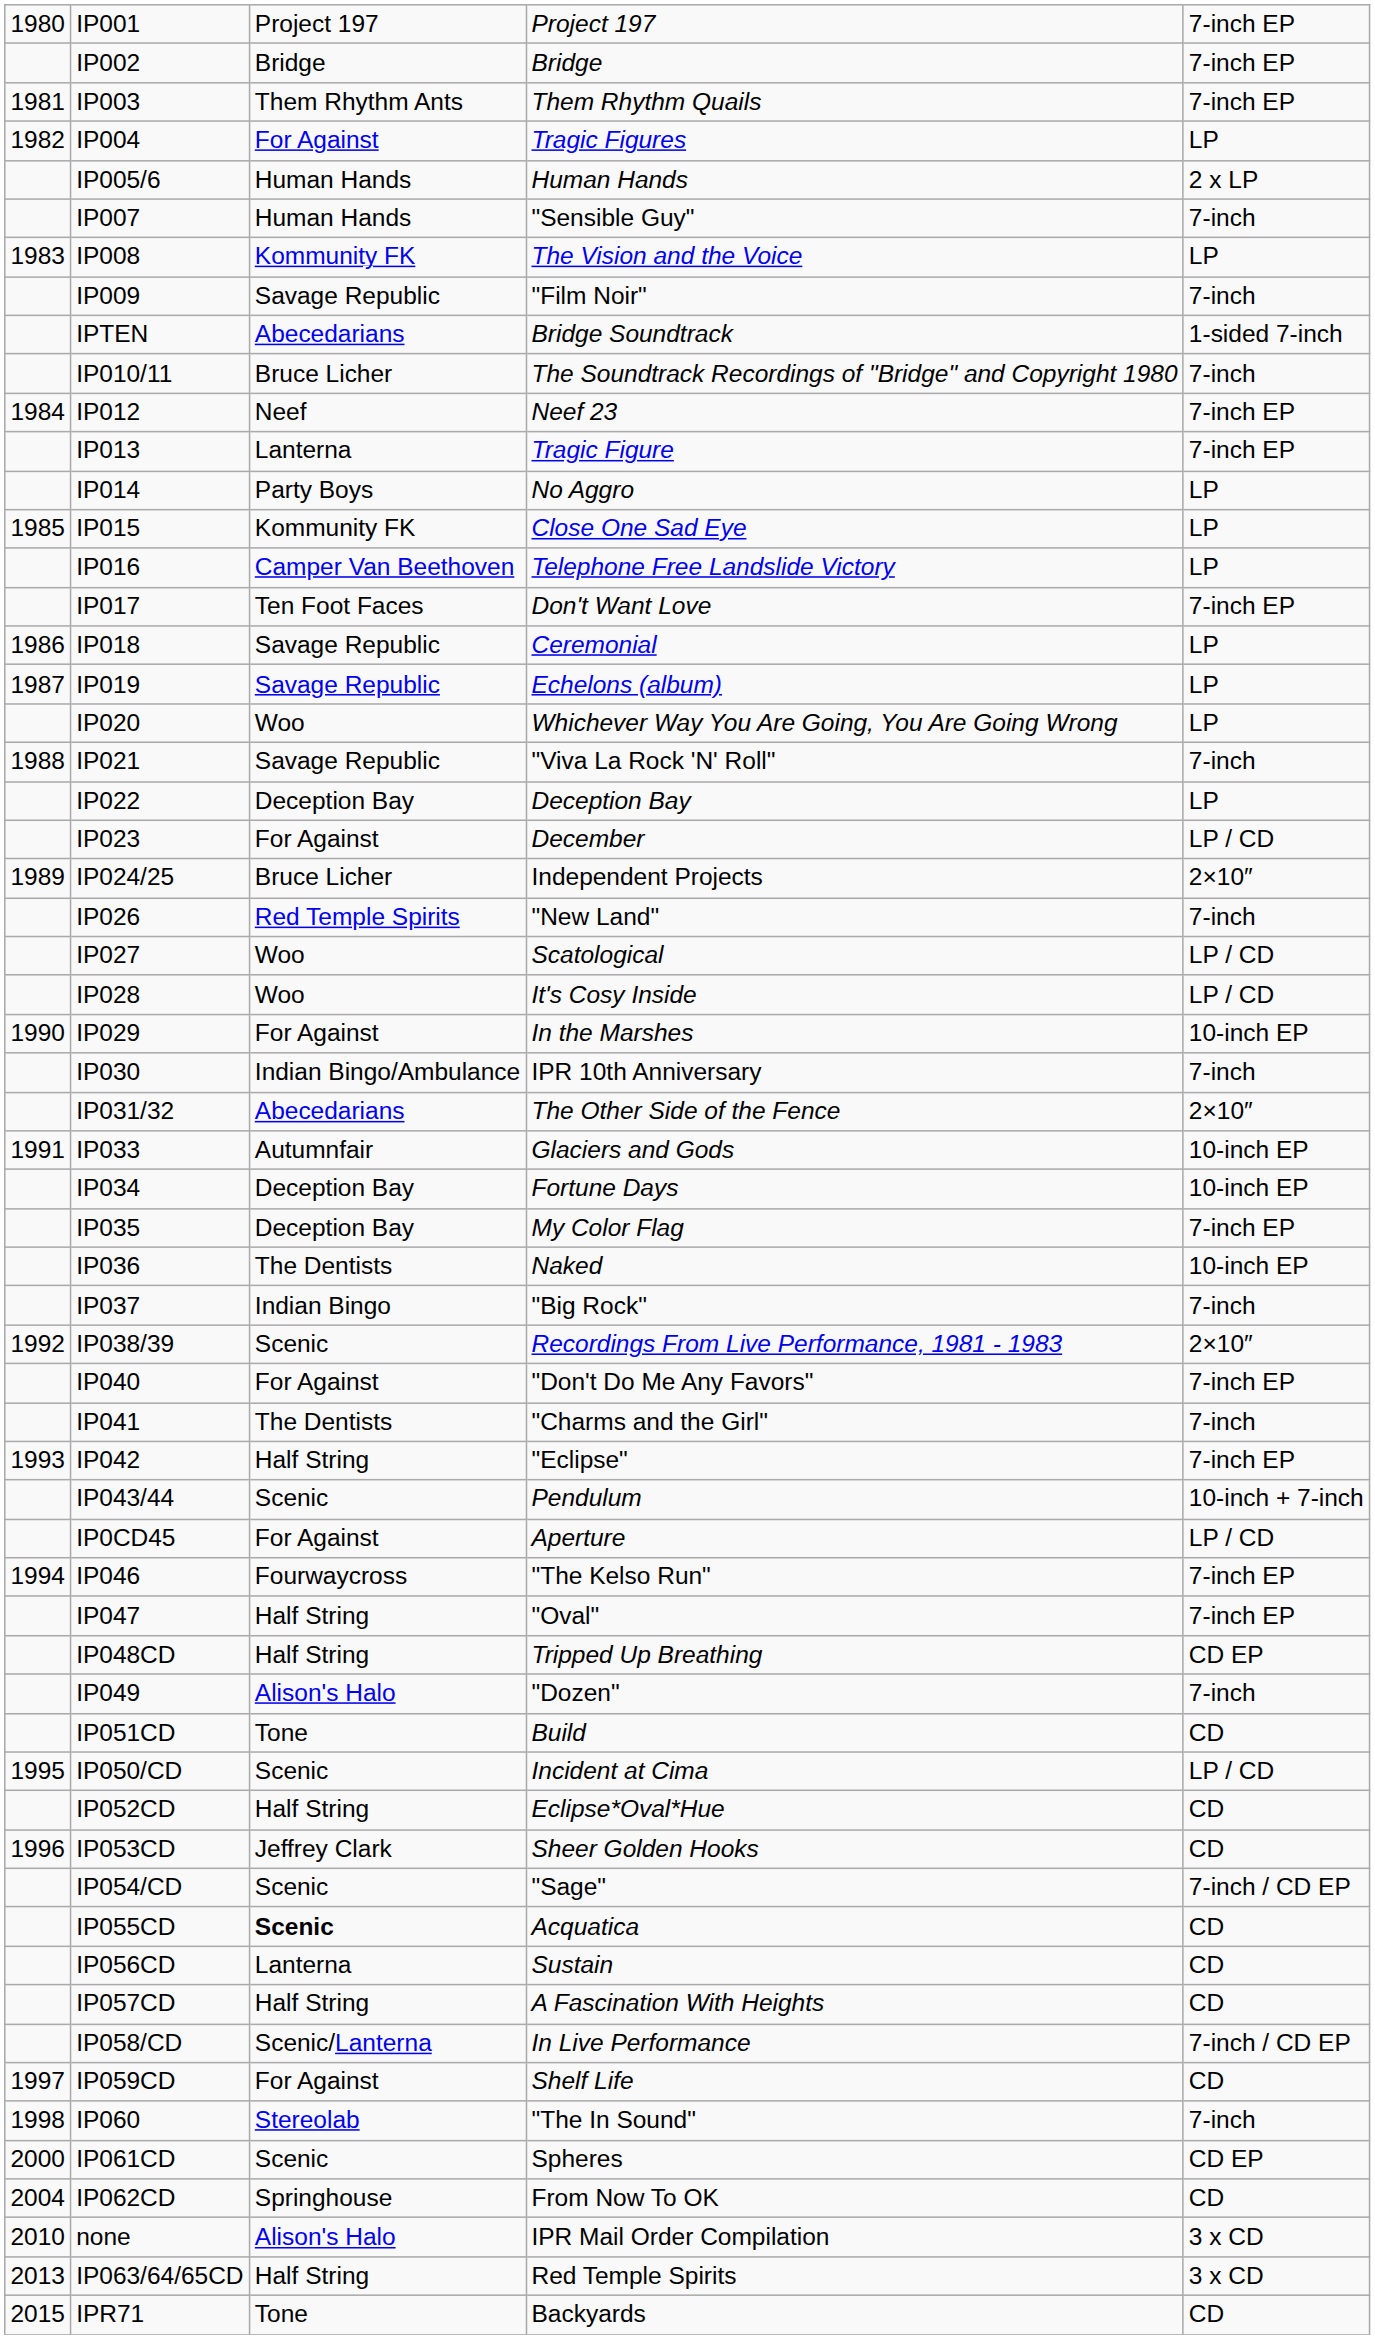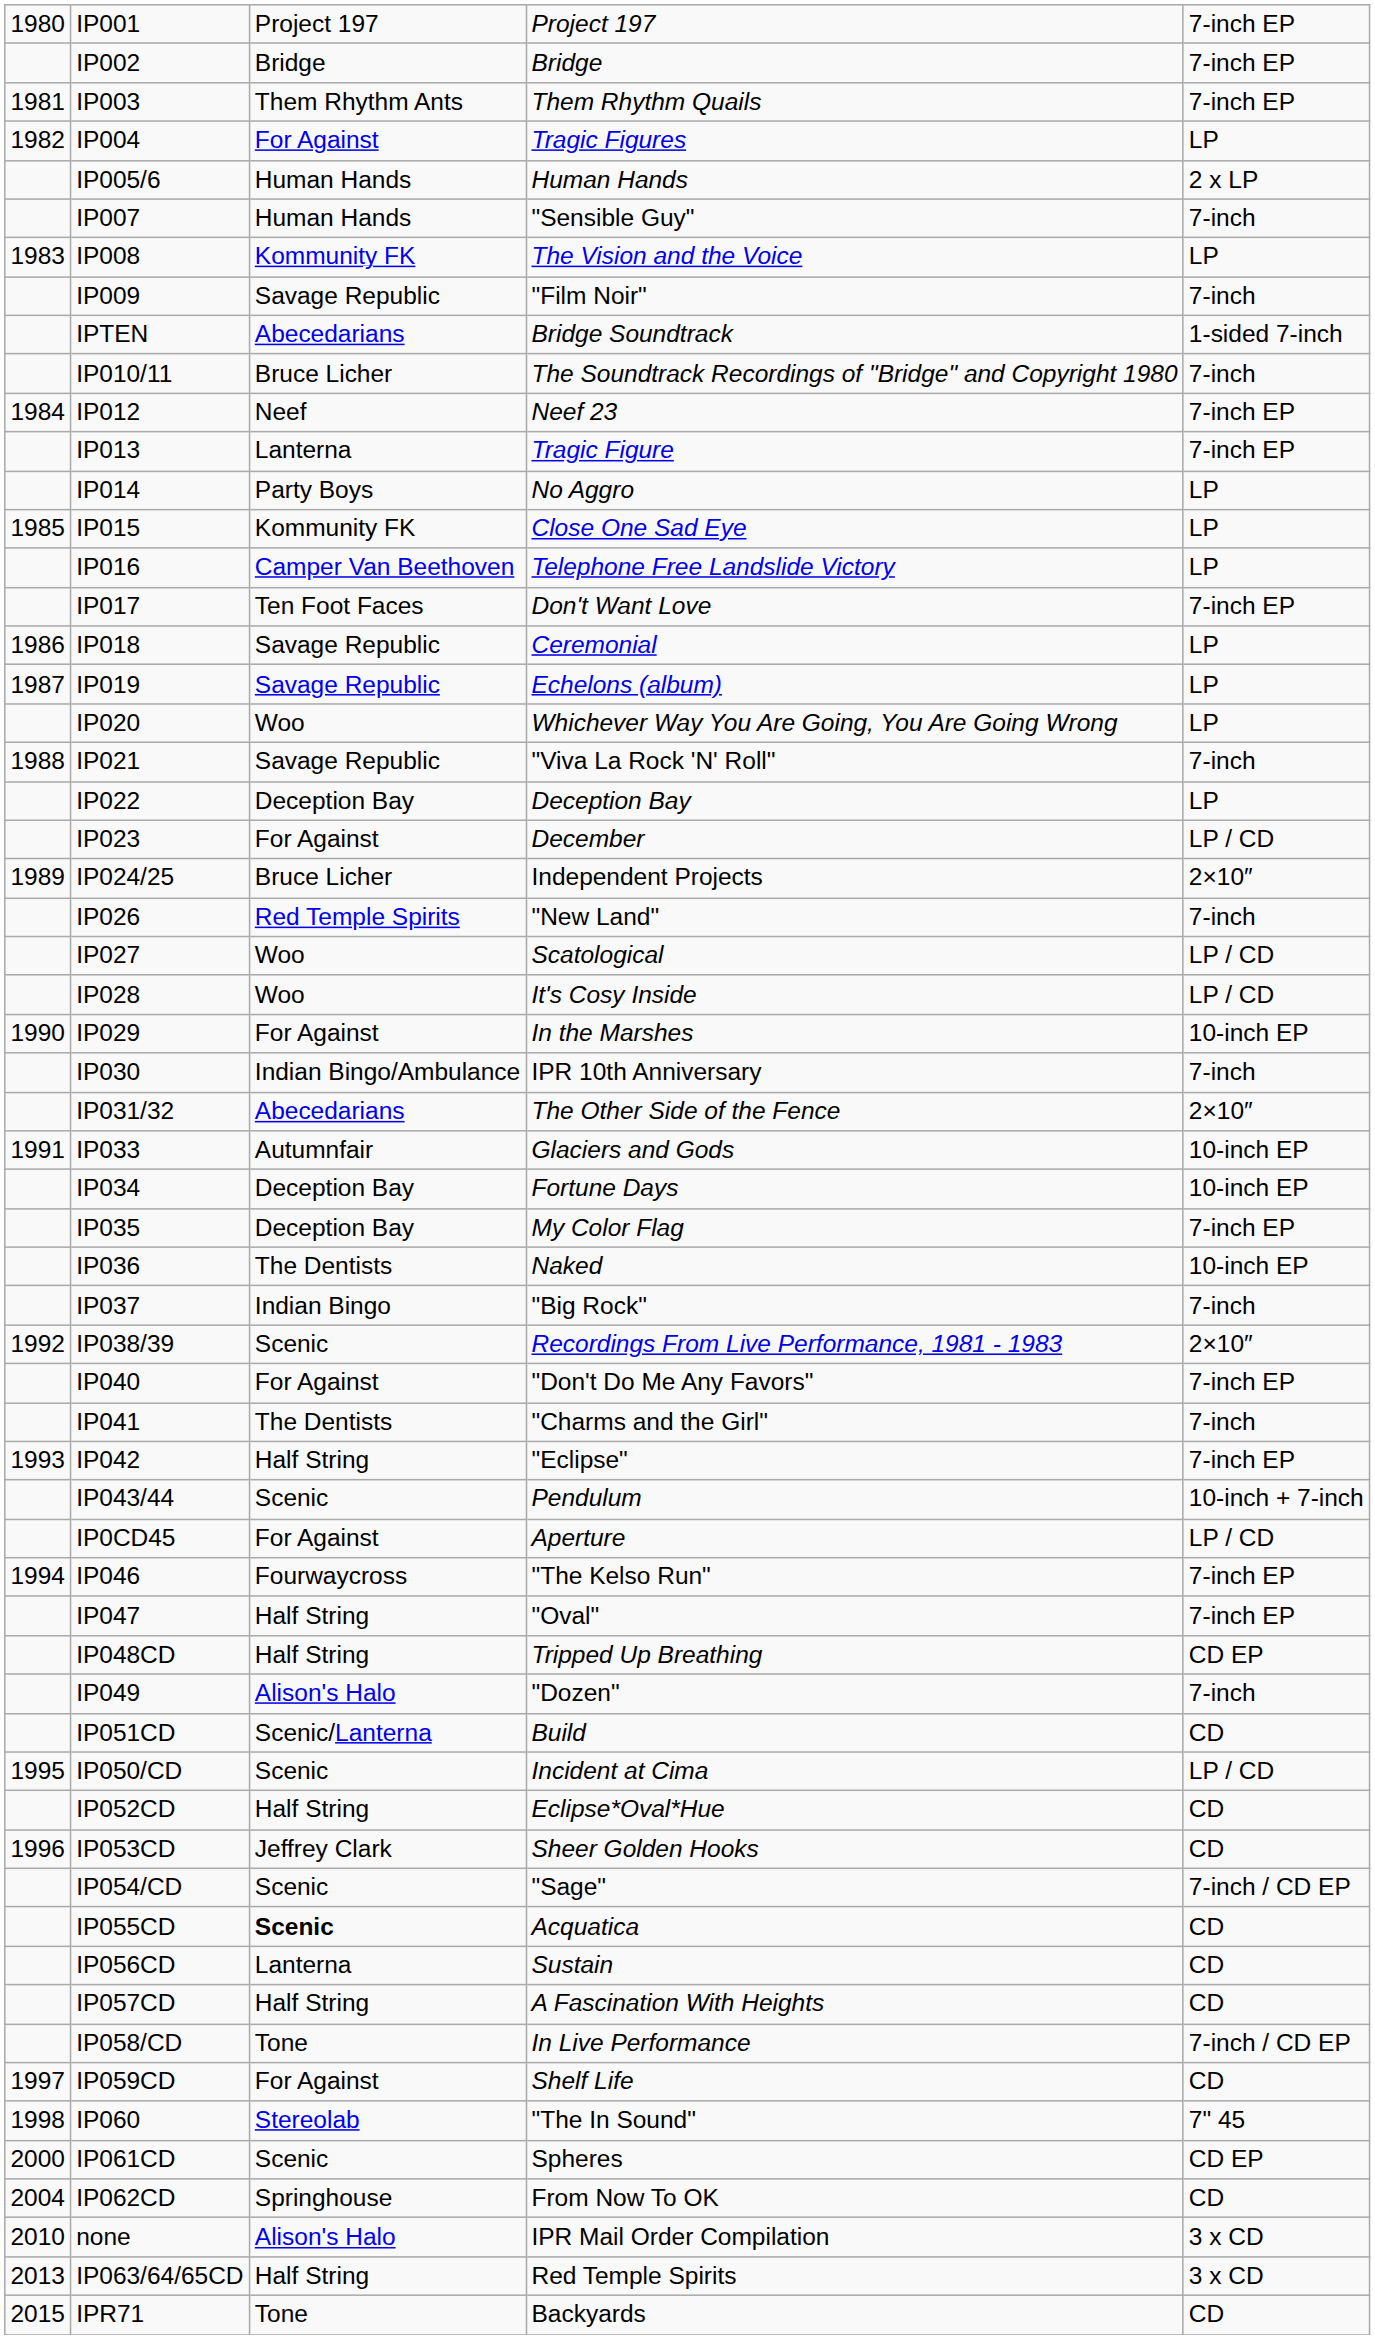(281, 1732) Tone -> (343, 1732) Scenic/Lanterna
(343, 2042) Scenic/Lanterna -> (281, 2042) Tone
(1222, 2120) 7-inch -> (1217, 2120) 7" 45
